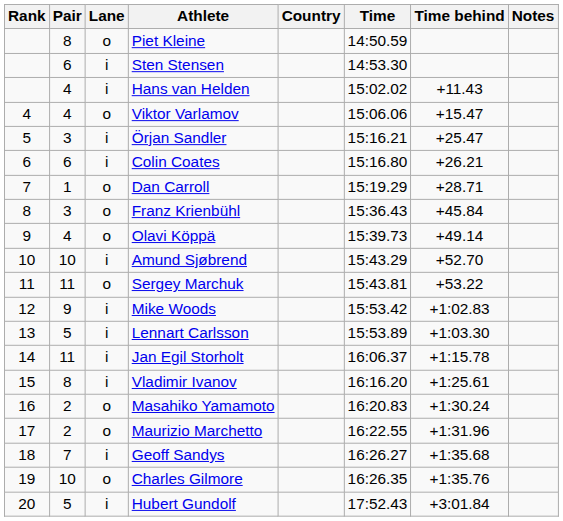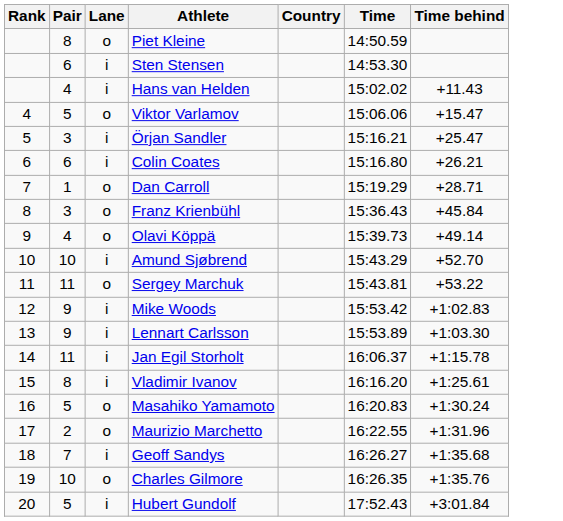- column: (533, 16)
(67, 114) 4 -> (67, 114) 5
(67, 333) 5 -> (67, 333) 9
(67, 406) 2 -> (67, 406) 5
